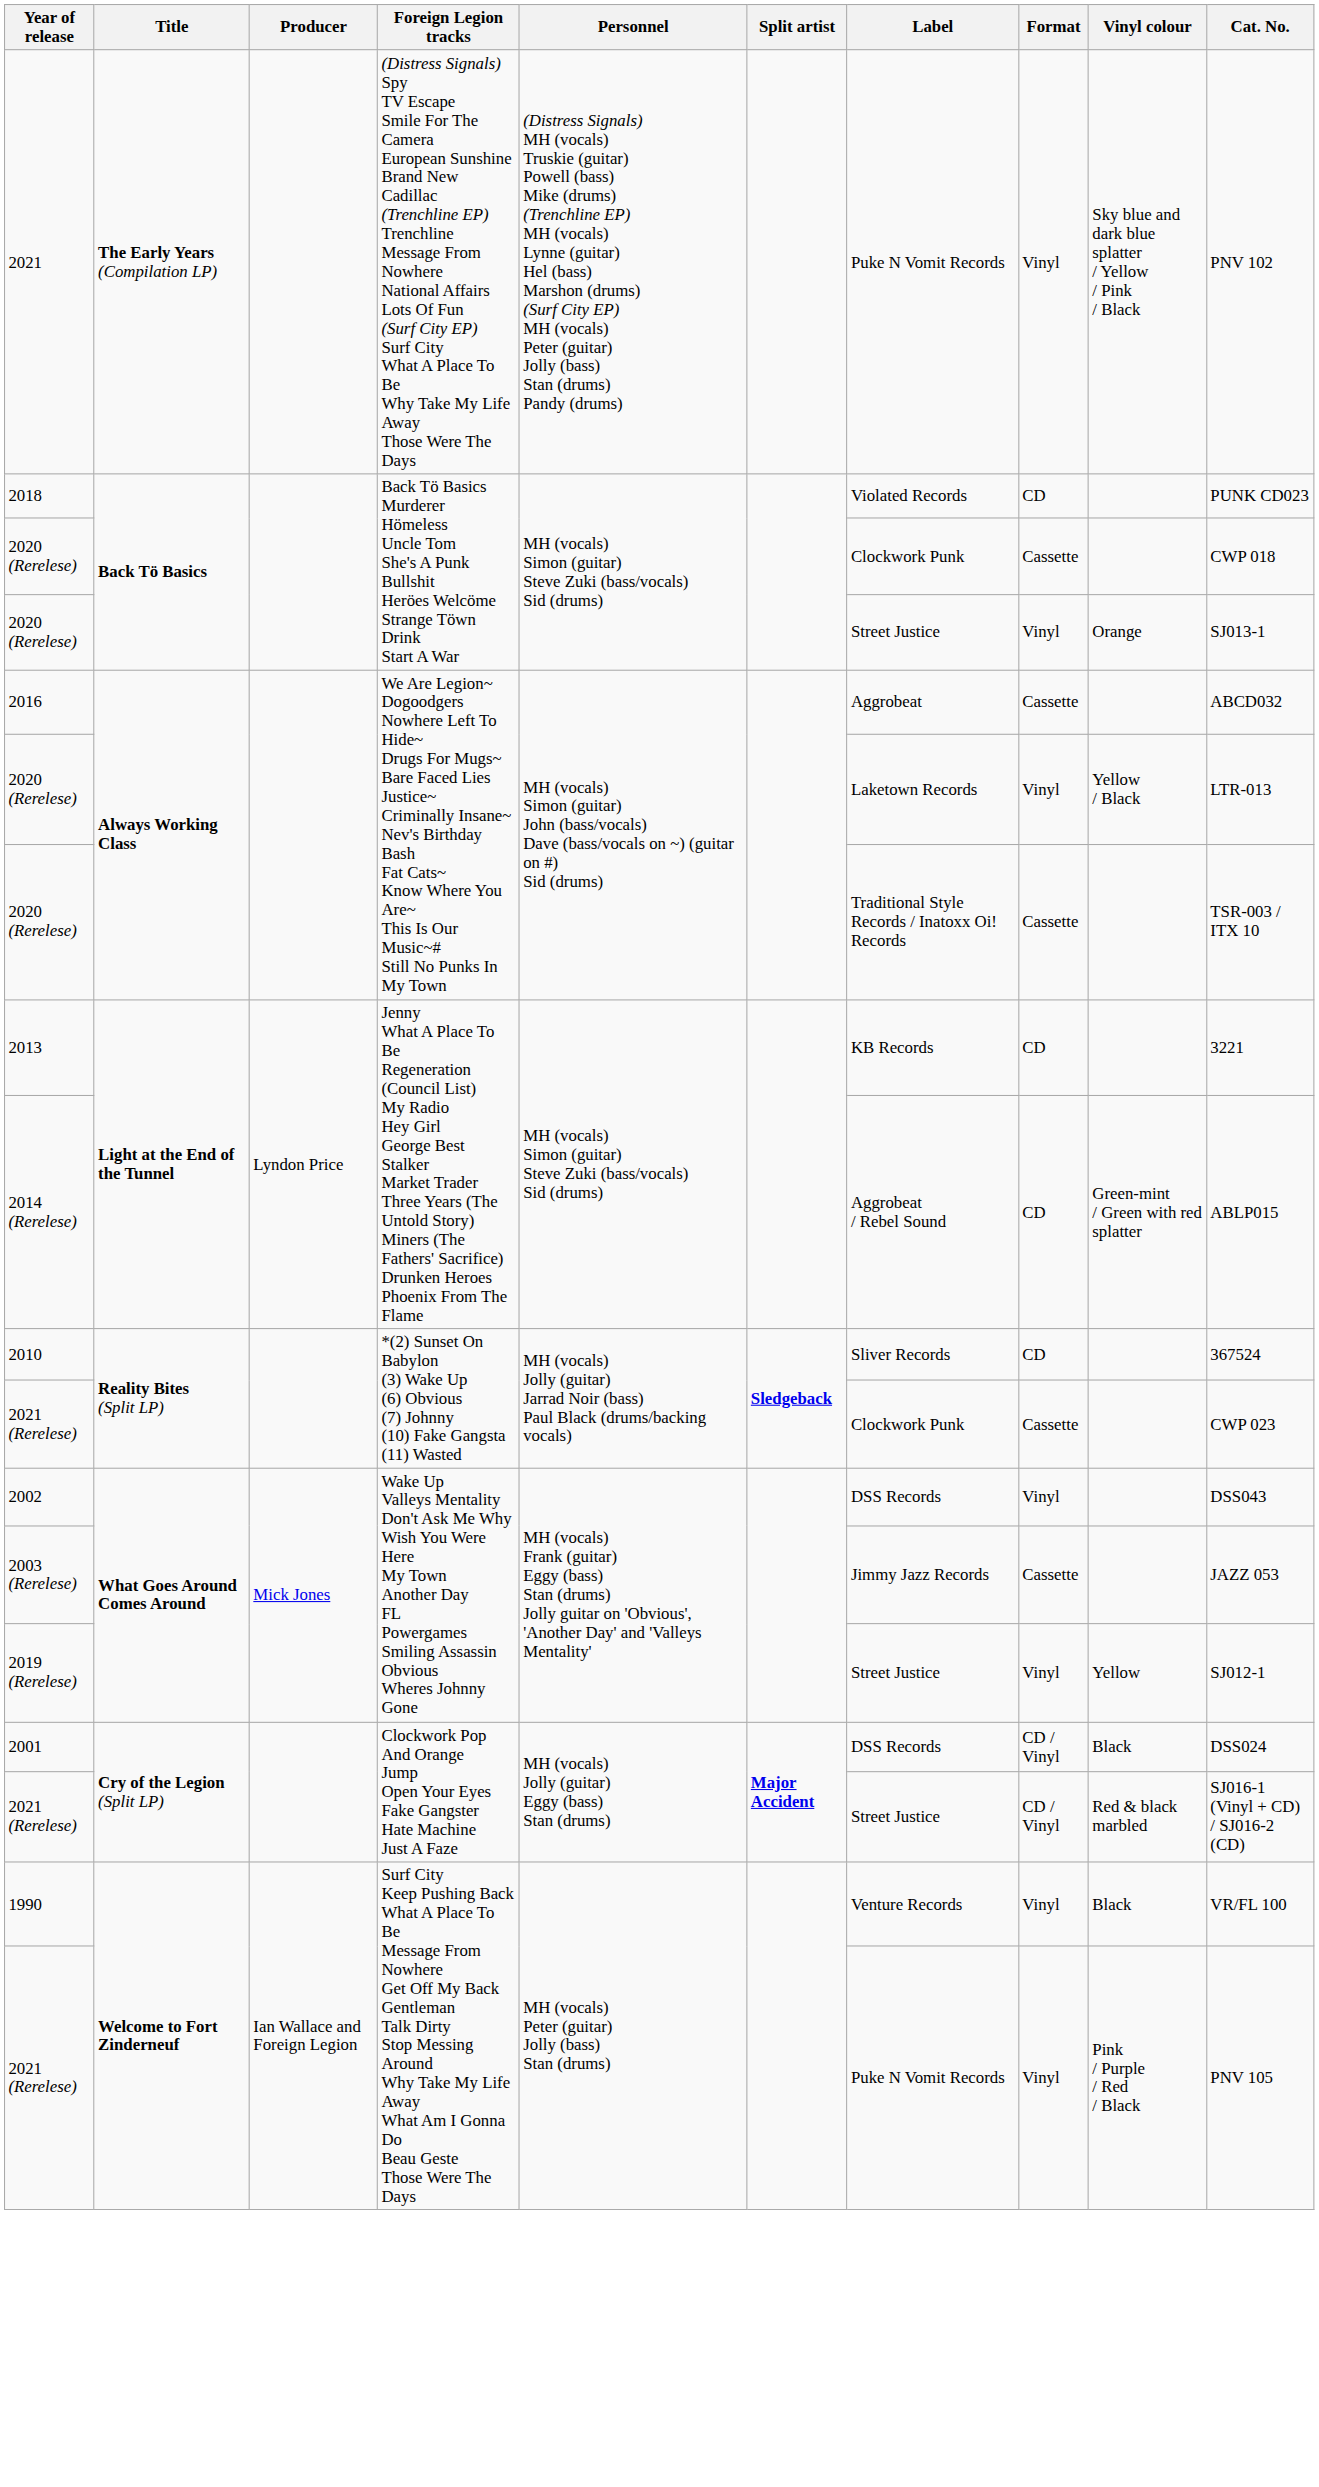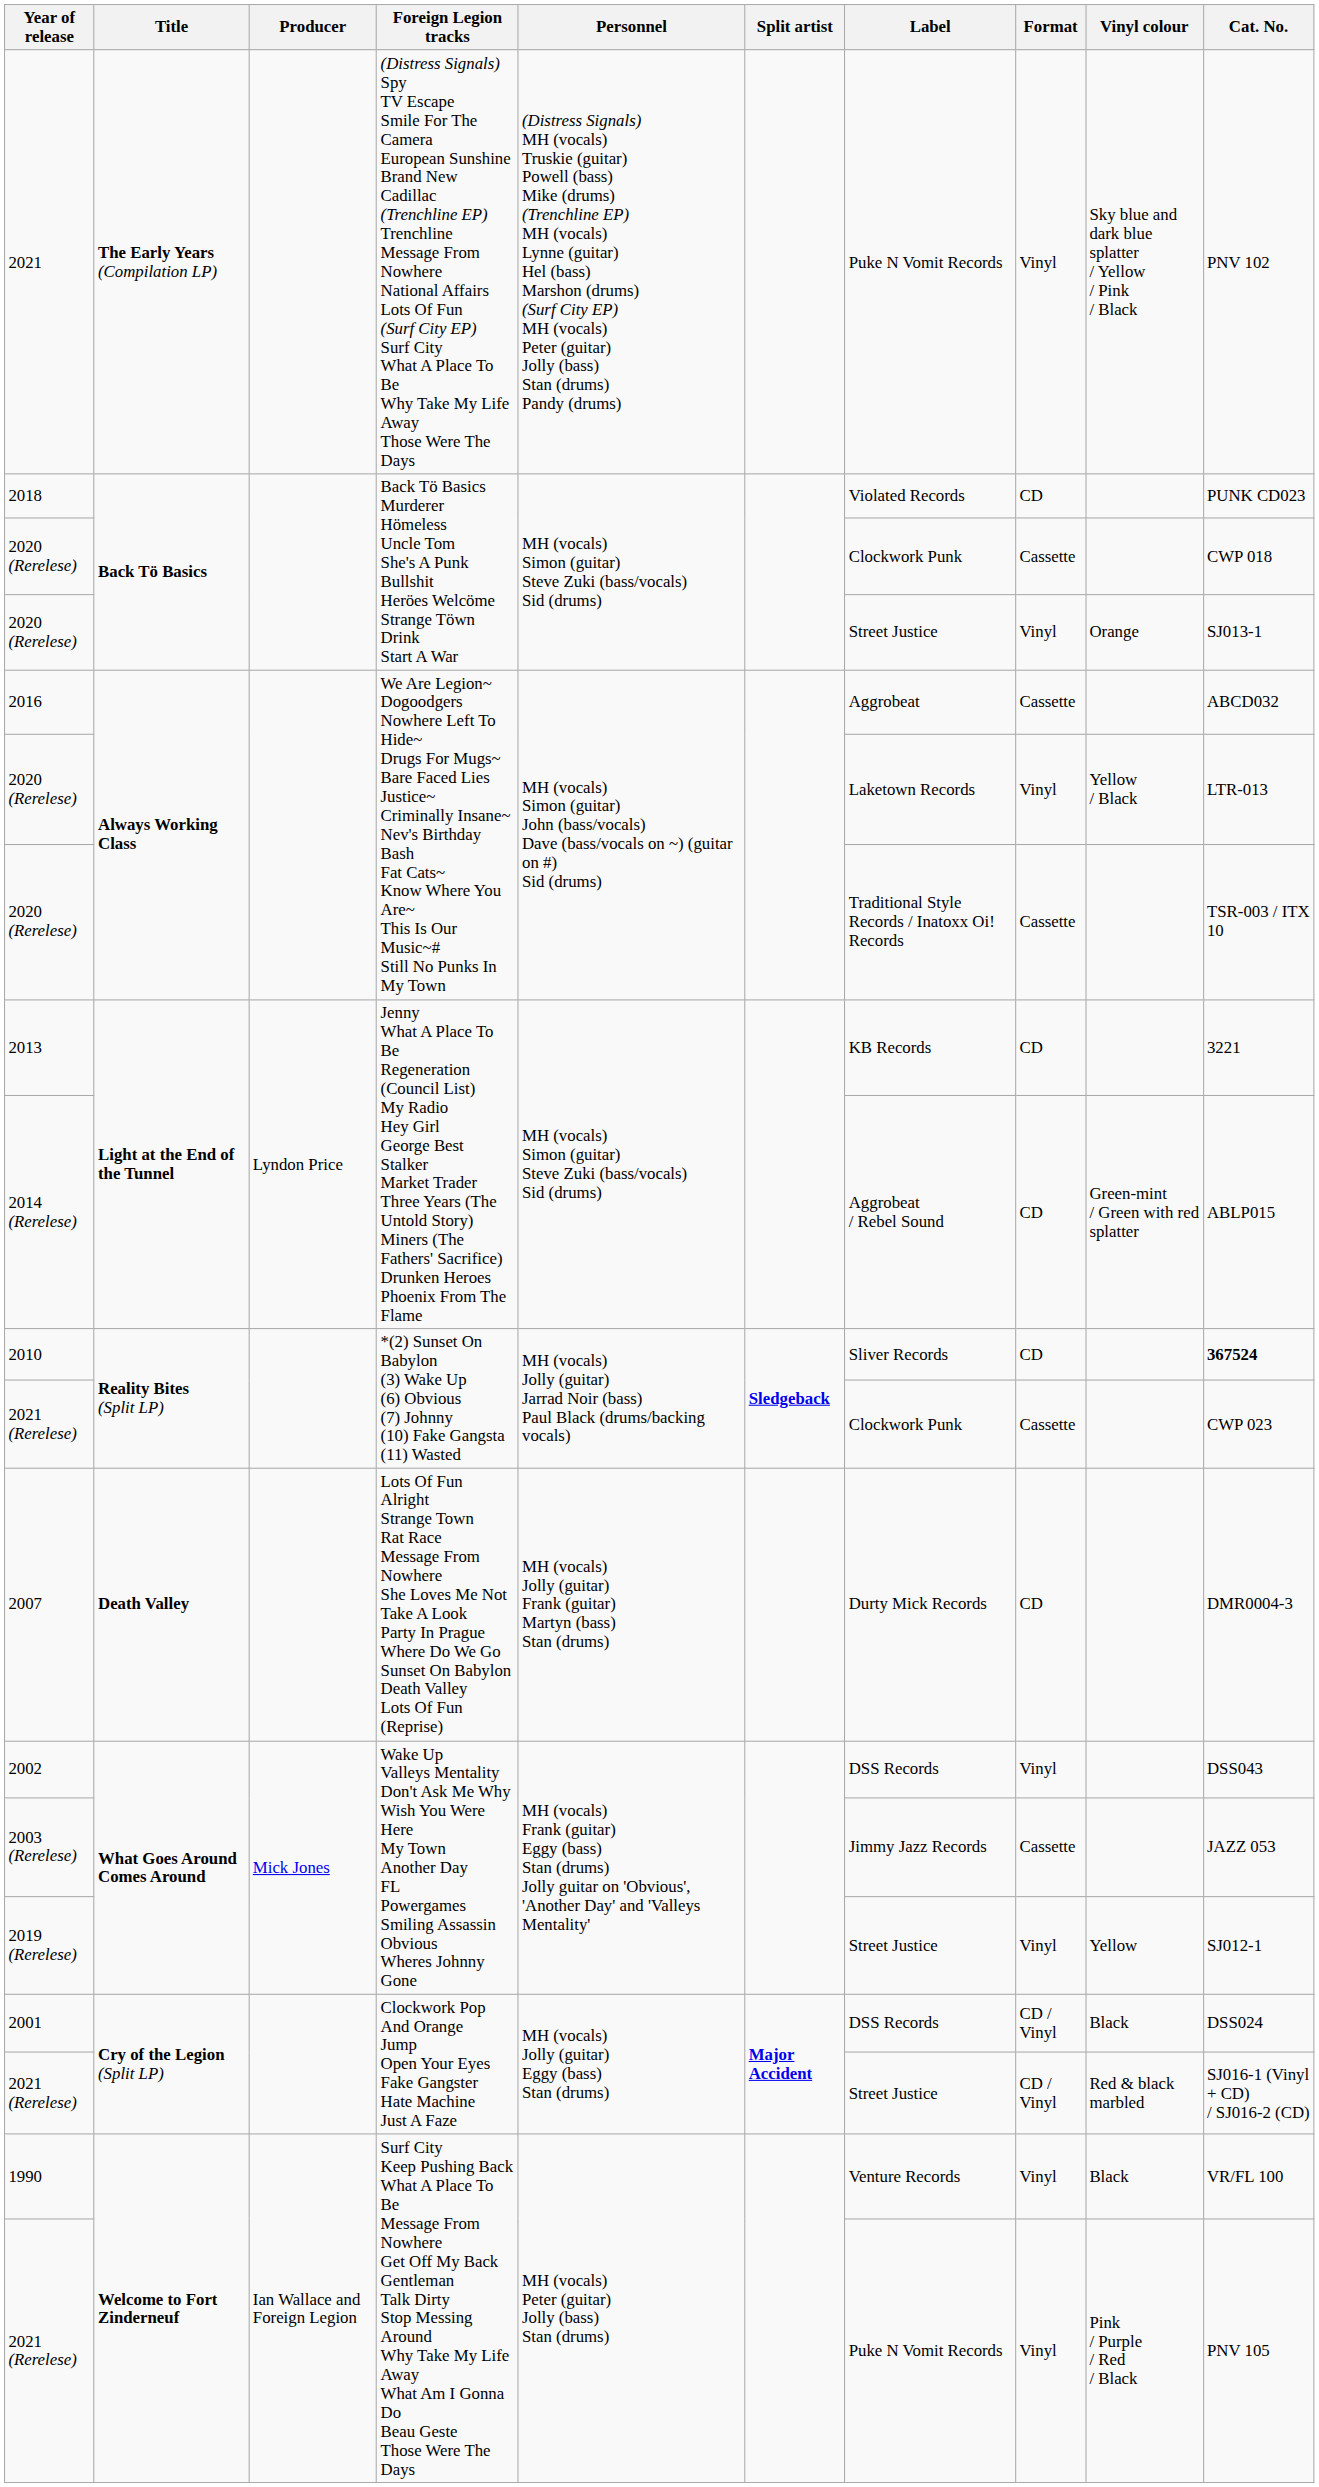(1236, 1354) normal -> (1232, 1354) bold
+ row: (25, 1604)
